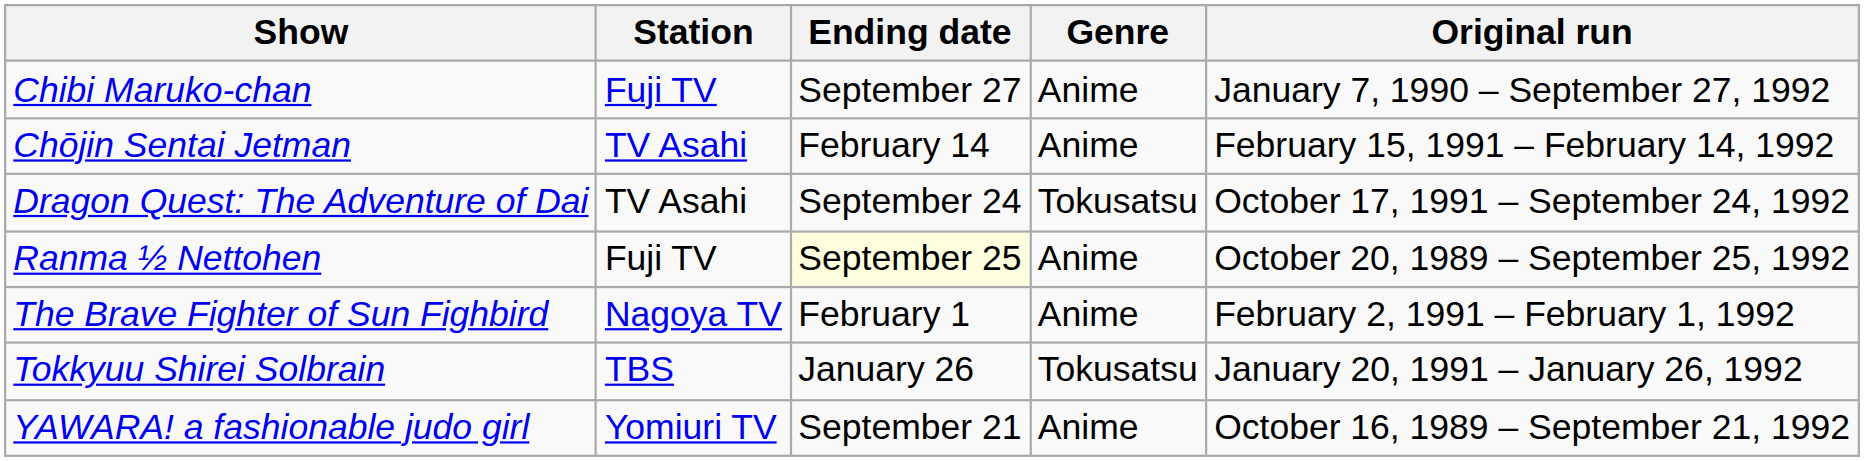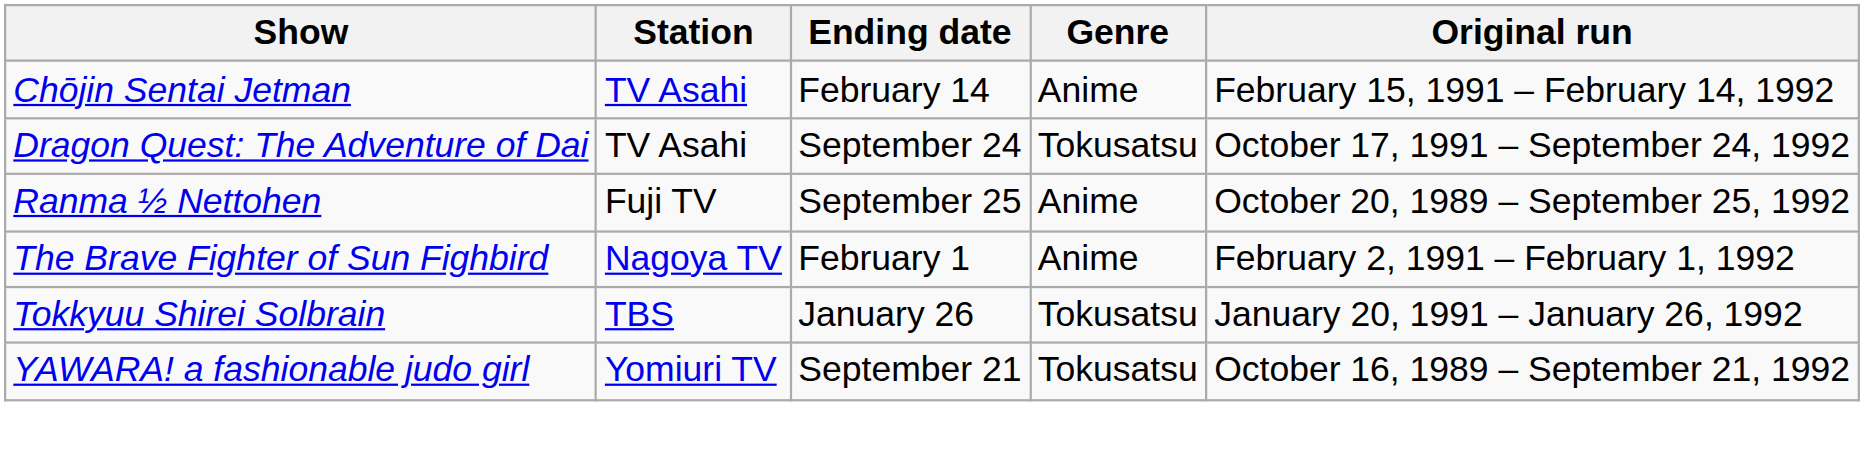- row: (162, 88)
(910, 257) lightyellow background -> (910, 201) no background
(1088, 426) Anime -> (1118, 370) Tokusatsu
